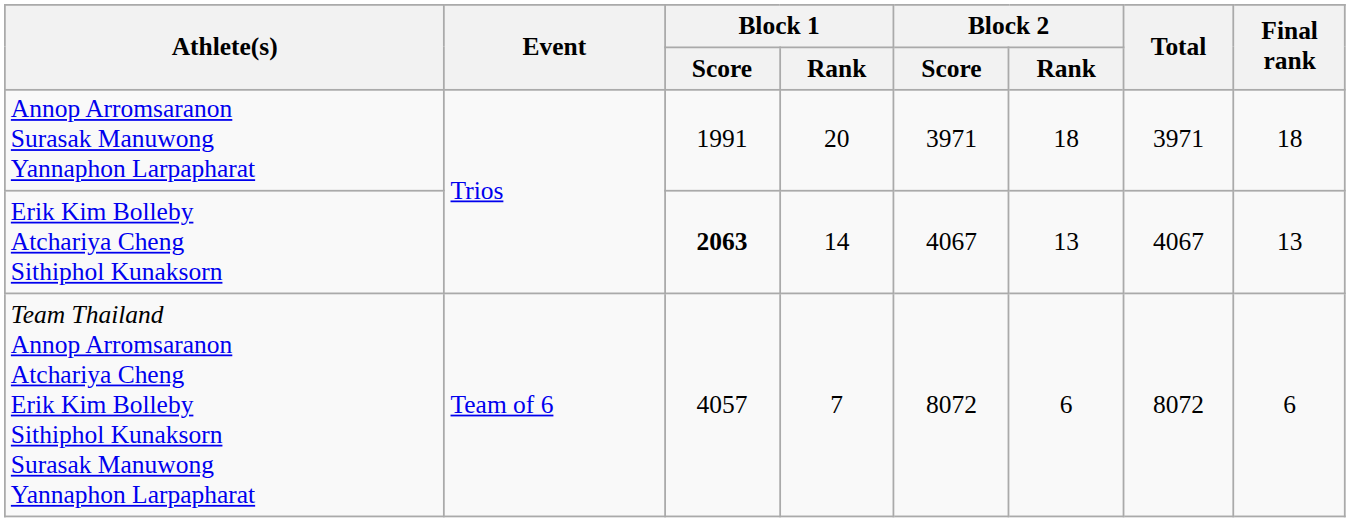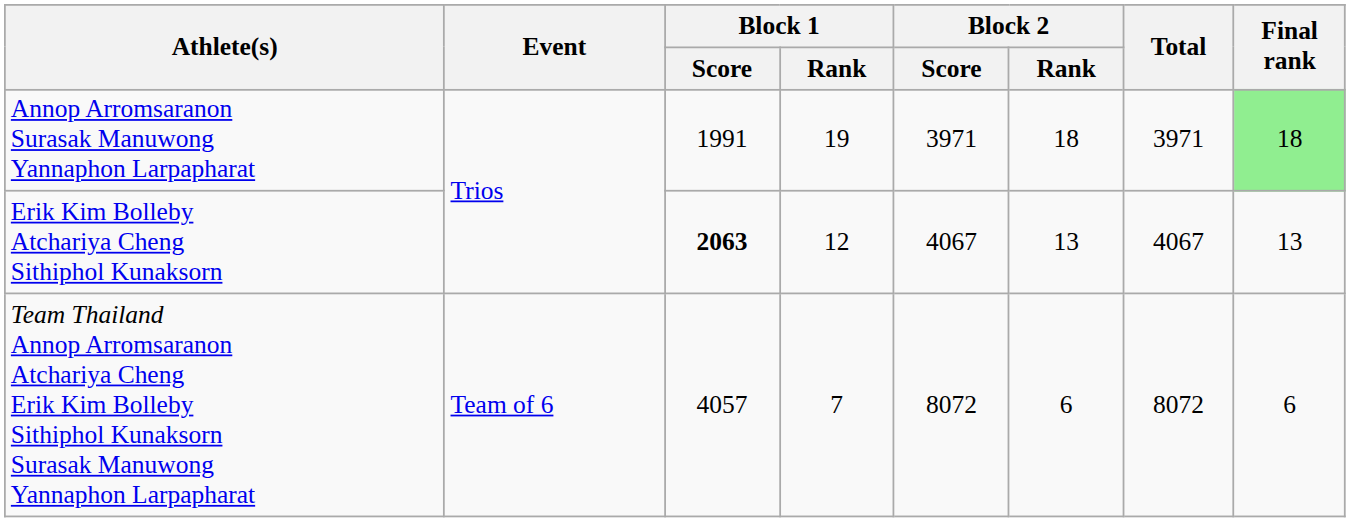(837, 140) 20 -> (837, 140) 19
(1290, 140) no background -> (1290, 140) lightgreen background
(837, 242) 14 -> (837, 242) 12
